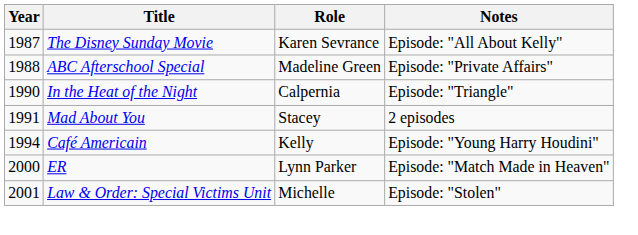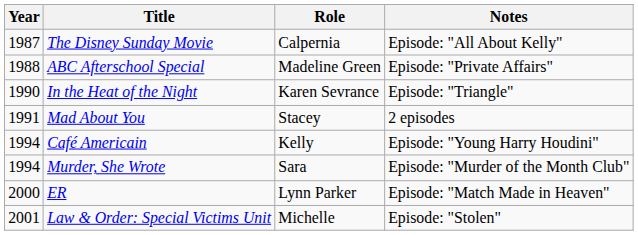(329, 42) Karen Sevrance -> (309, 42) Calpernia
(309, 92) Calpernia -> (329, 92) Karen Sevrance
+ row: (106, 167)
